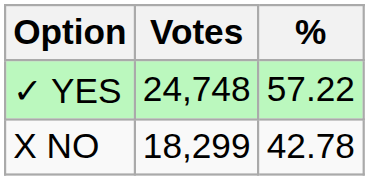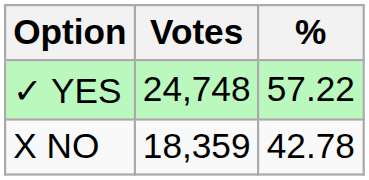(197, 146) 18,299 -> (197, 146) 18,359
